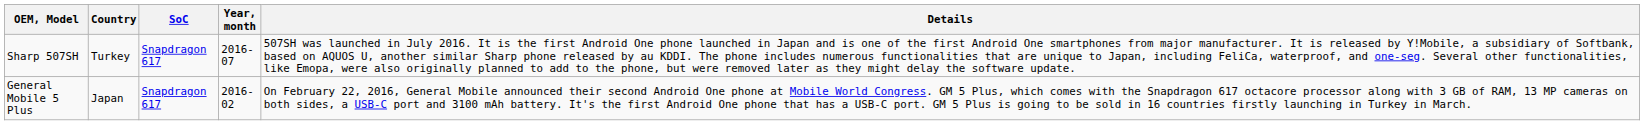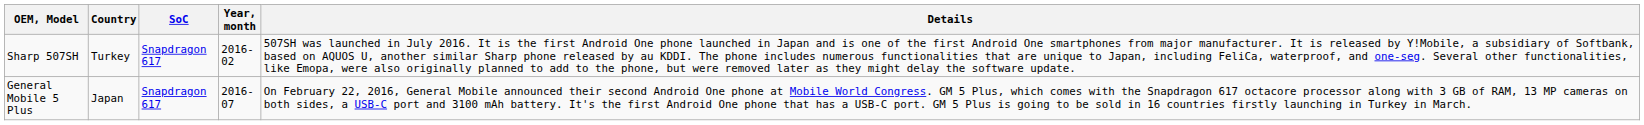(237, 56) 2016-07 -> (237, 56) 2016-02
(237, 98) 2016-02 -> (237, 98) 2016-07
